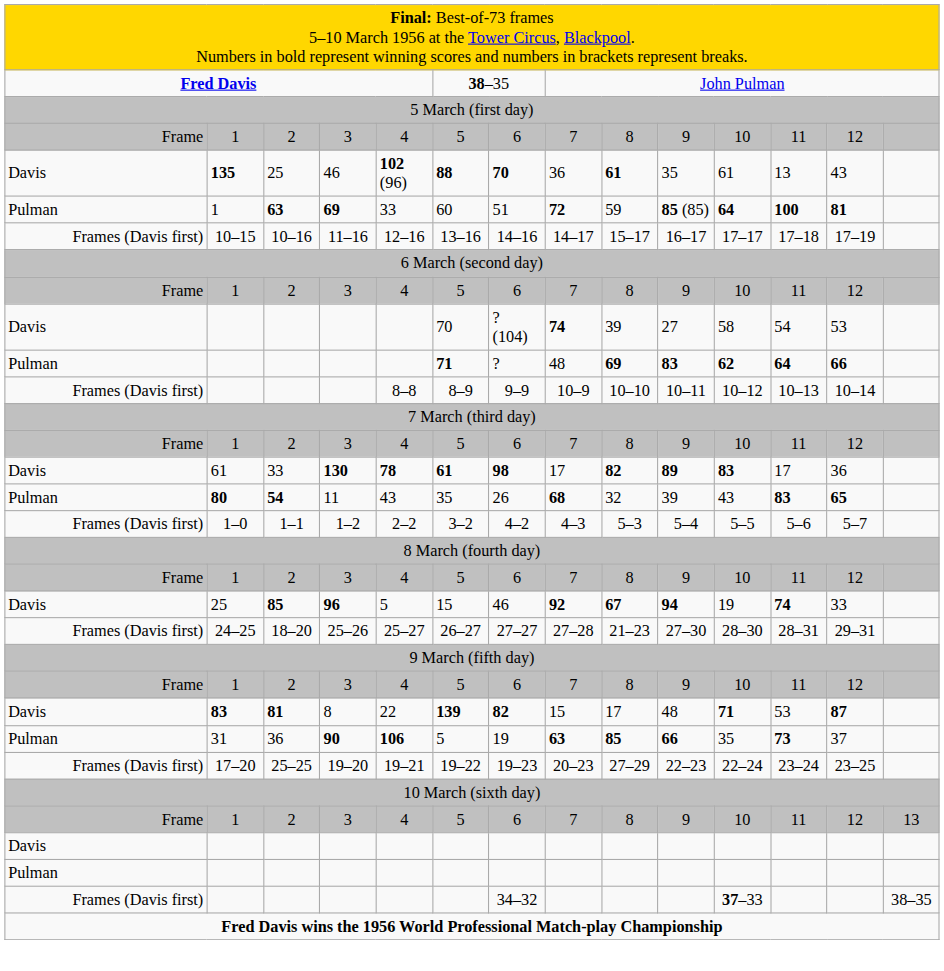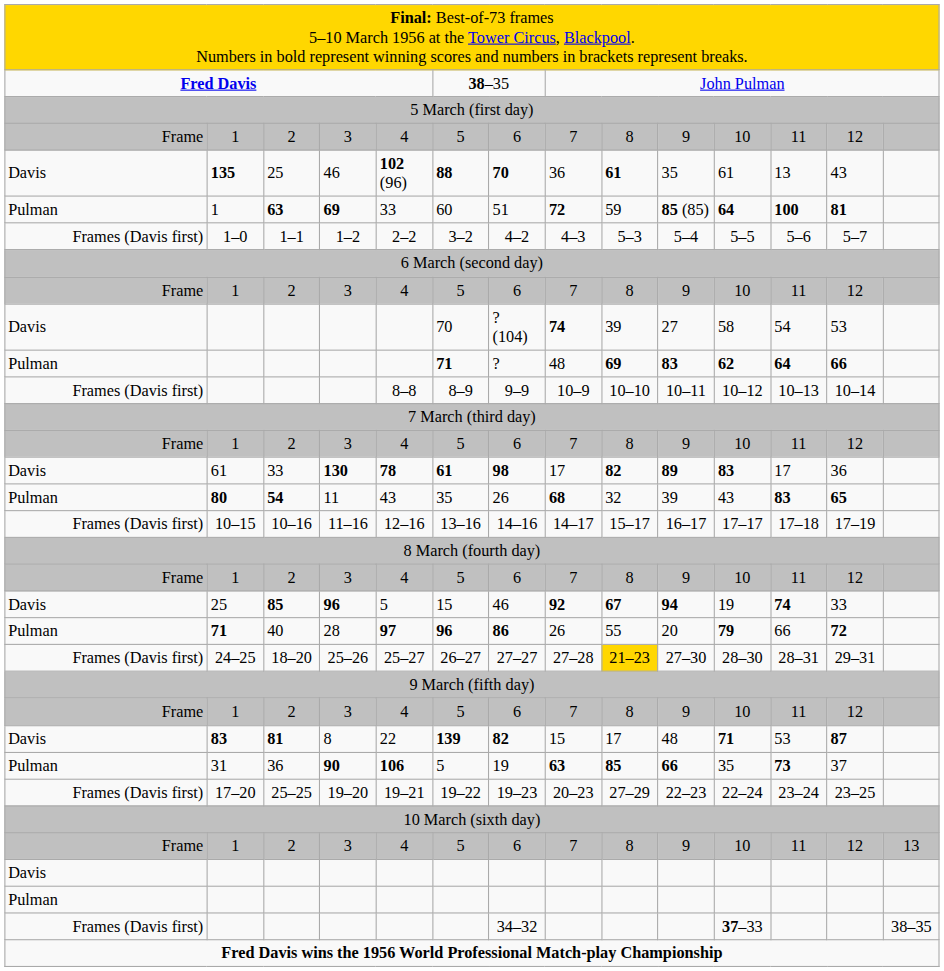rows swapped: (138, 524) <-> (138, 236)
+ row: (33, 631)
(630, 631) no background -> (630, 658) gold background
